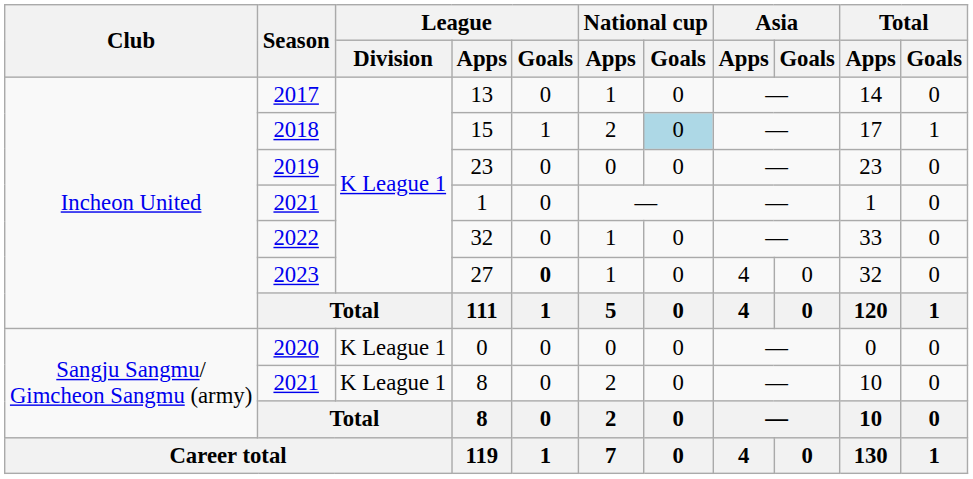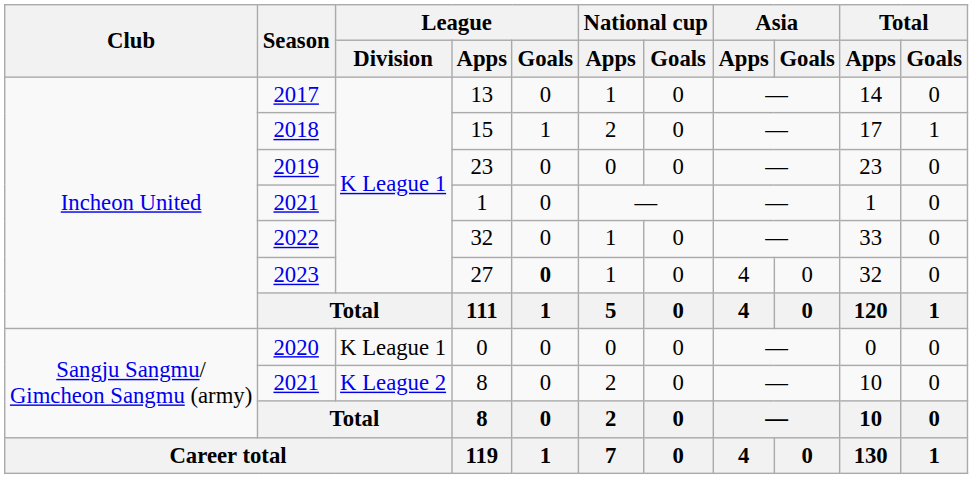(678, 130) lightblue background -> (678, 130) no background
(393, 382) K League 1 -> (393, 382) K League 2
